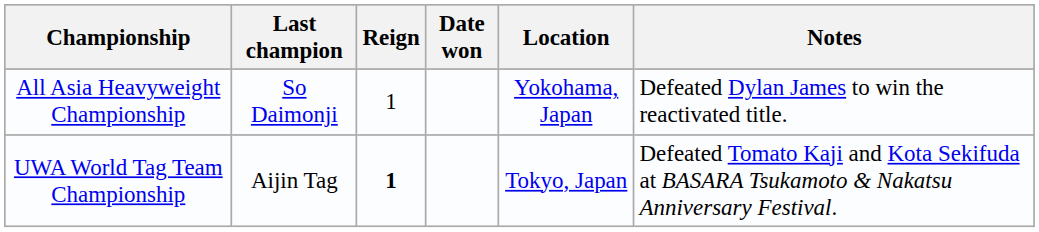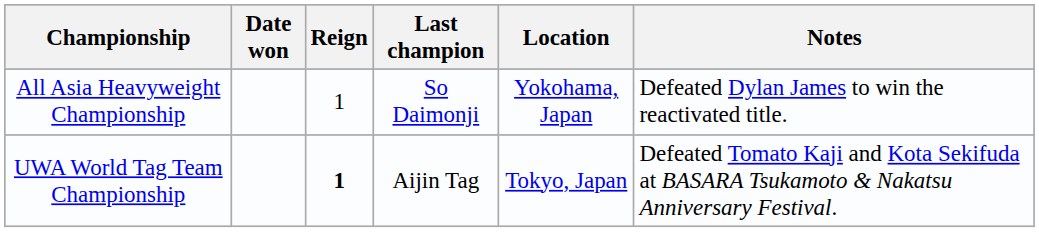columns swapped: (294, 36) <-> (462, 36)
